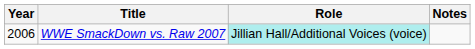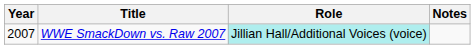(21, 34) 2006 -> (21, 34) 2007
